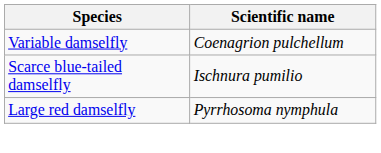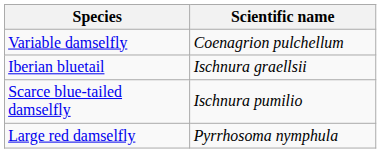+ row: (56, 67)
